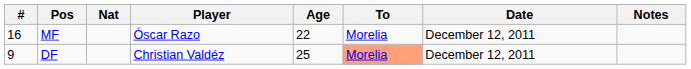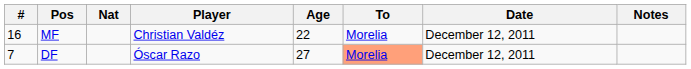(167, 35) Óscar Razo -> (179, 35) Christian Valdéz
(11, 55) 9 -> (11, 55) 7
(179, 55) Christian Valdéz -> (167, 55) Óscar Razo
(303, 55) 25 -> (303, 55) 27
